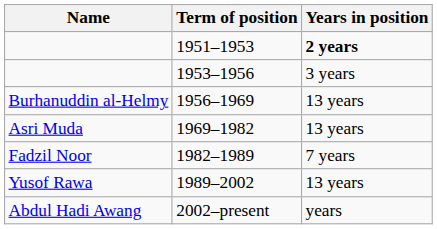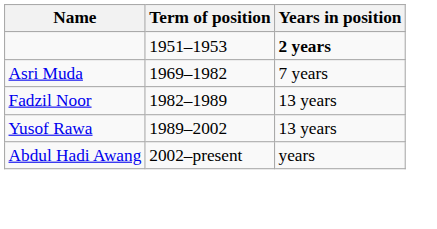- row: (215, 73)
- row: (215, 100)
(335, 127) 13 years -> (303, 73) 7 years
(330, 155) 7 years -> (308, 100) 13 years
